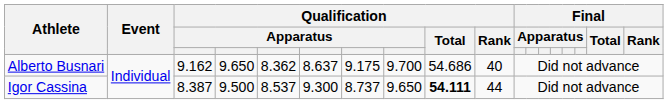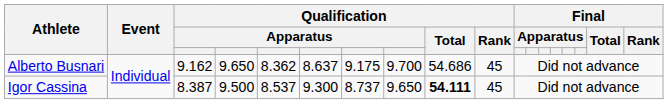(494, 66) 40 -> (494, 66) 45
(494, 88) 44 -> (494, 88) 45
